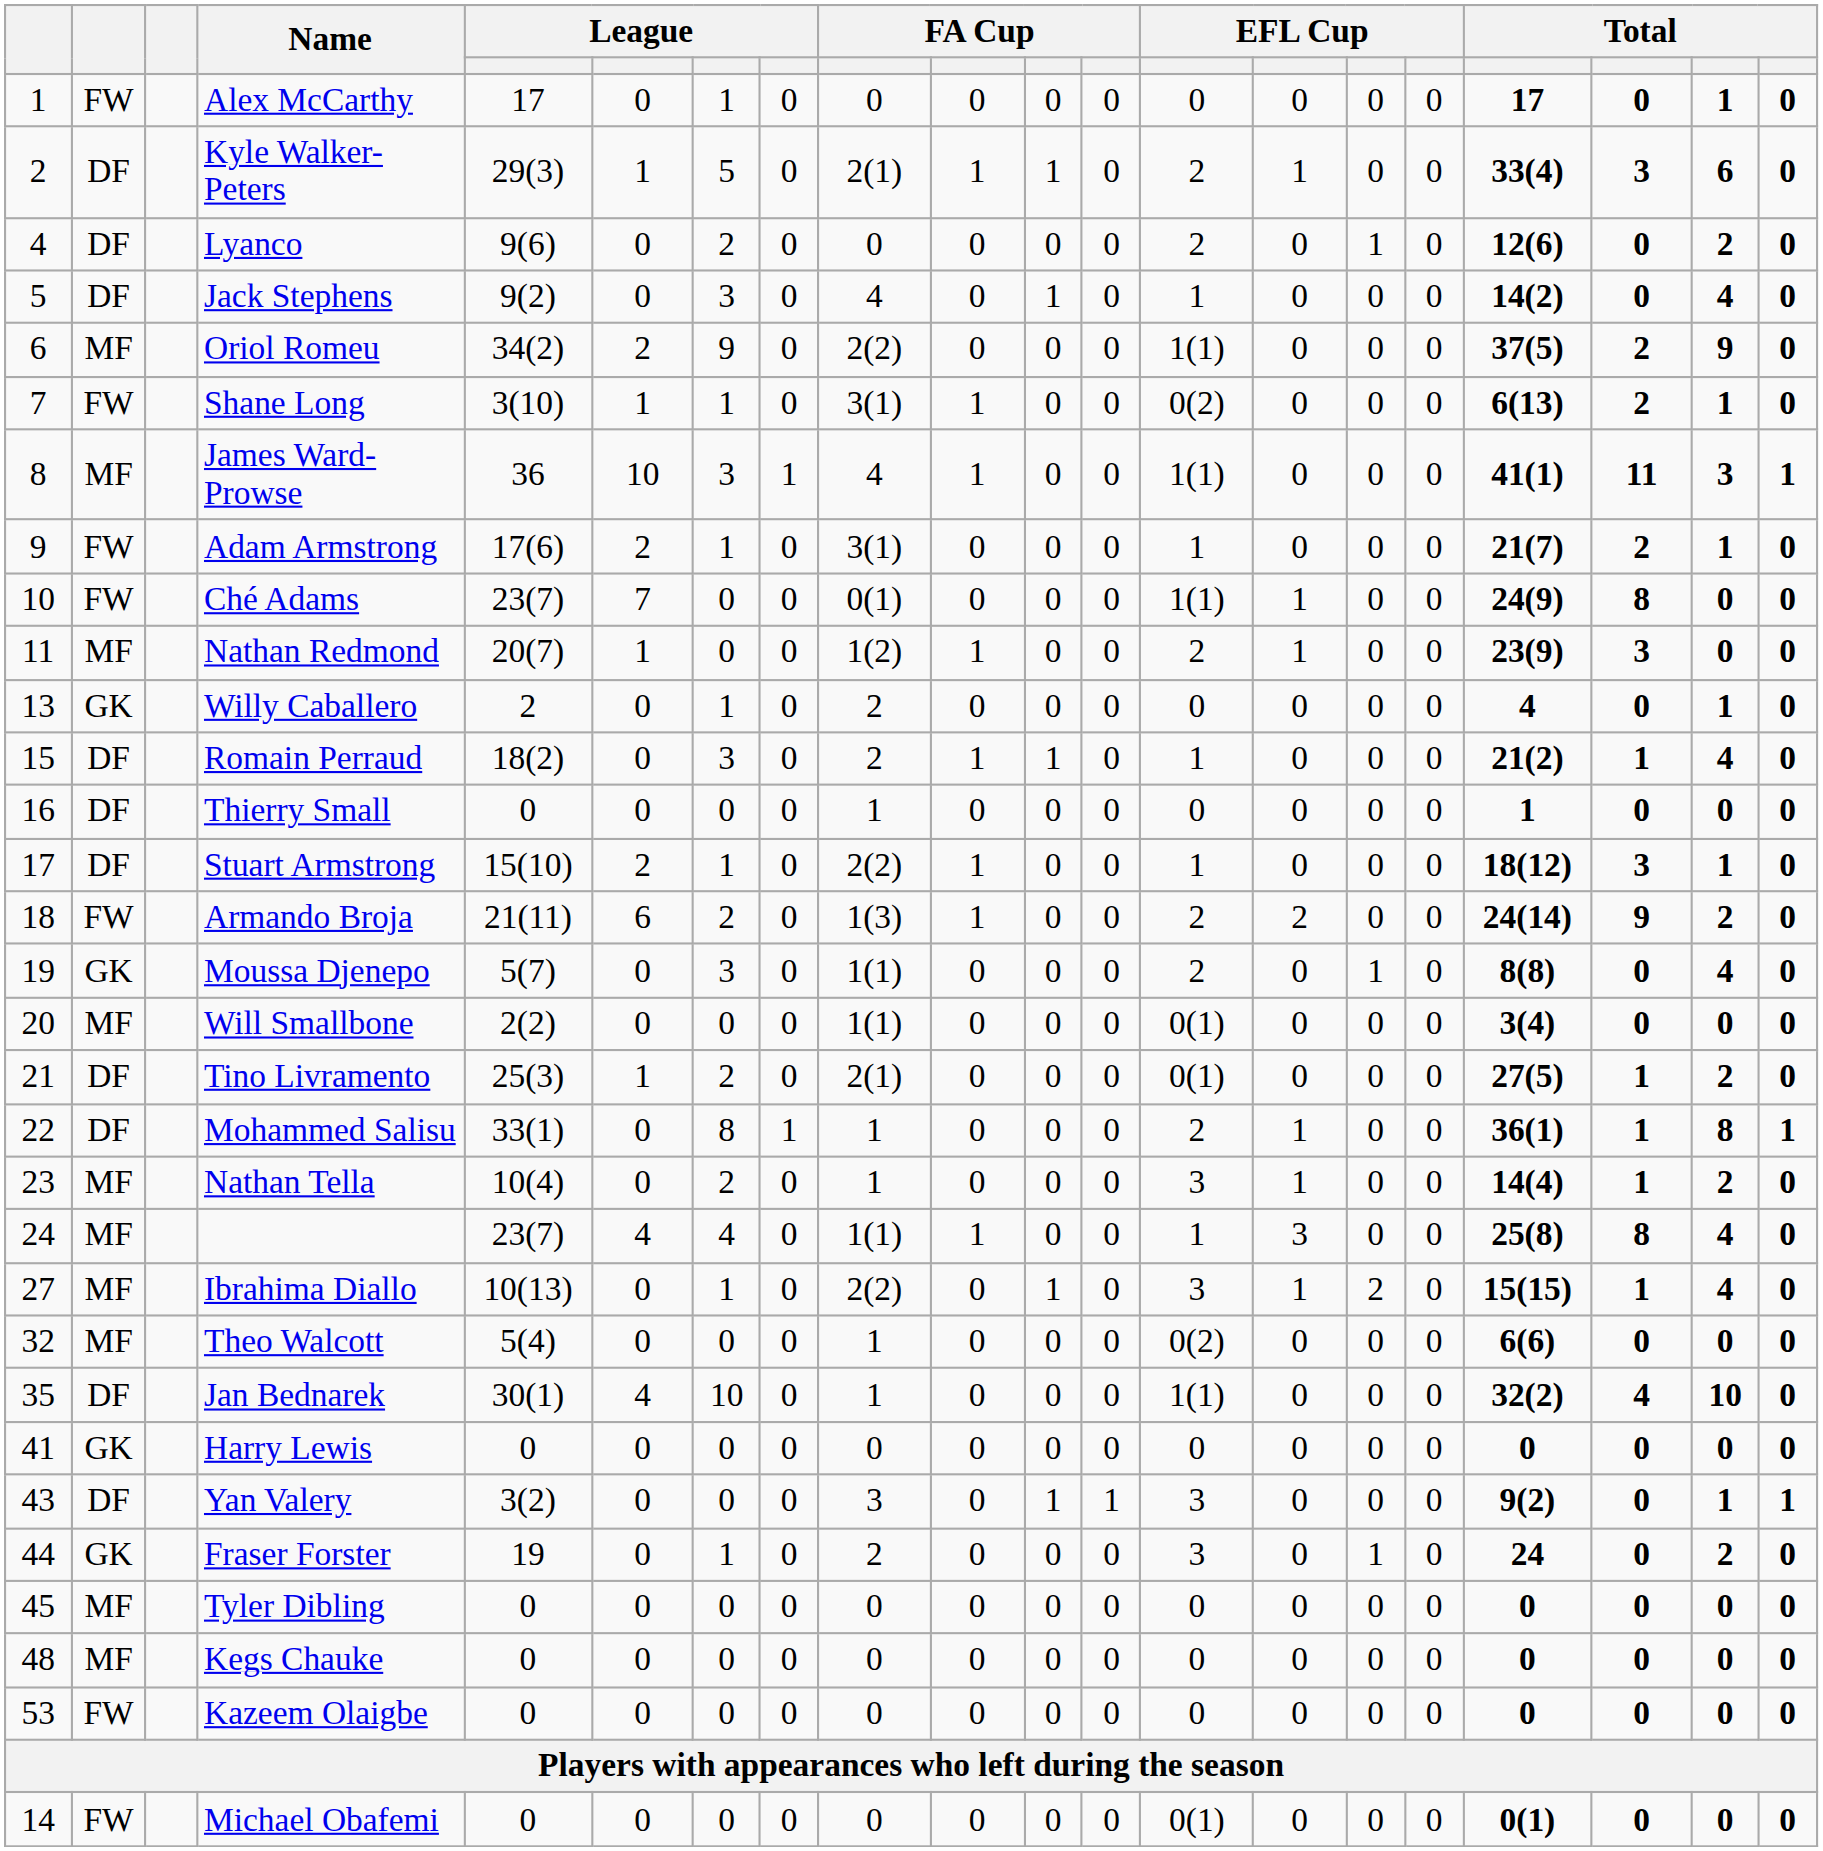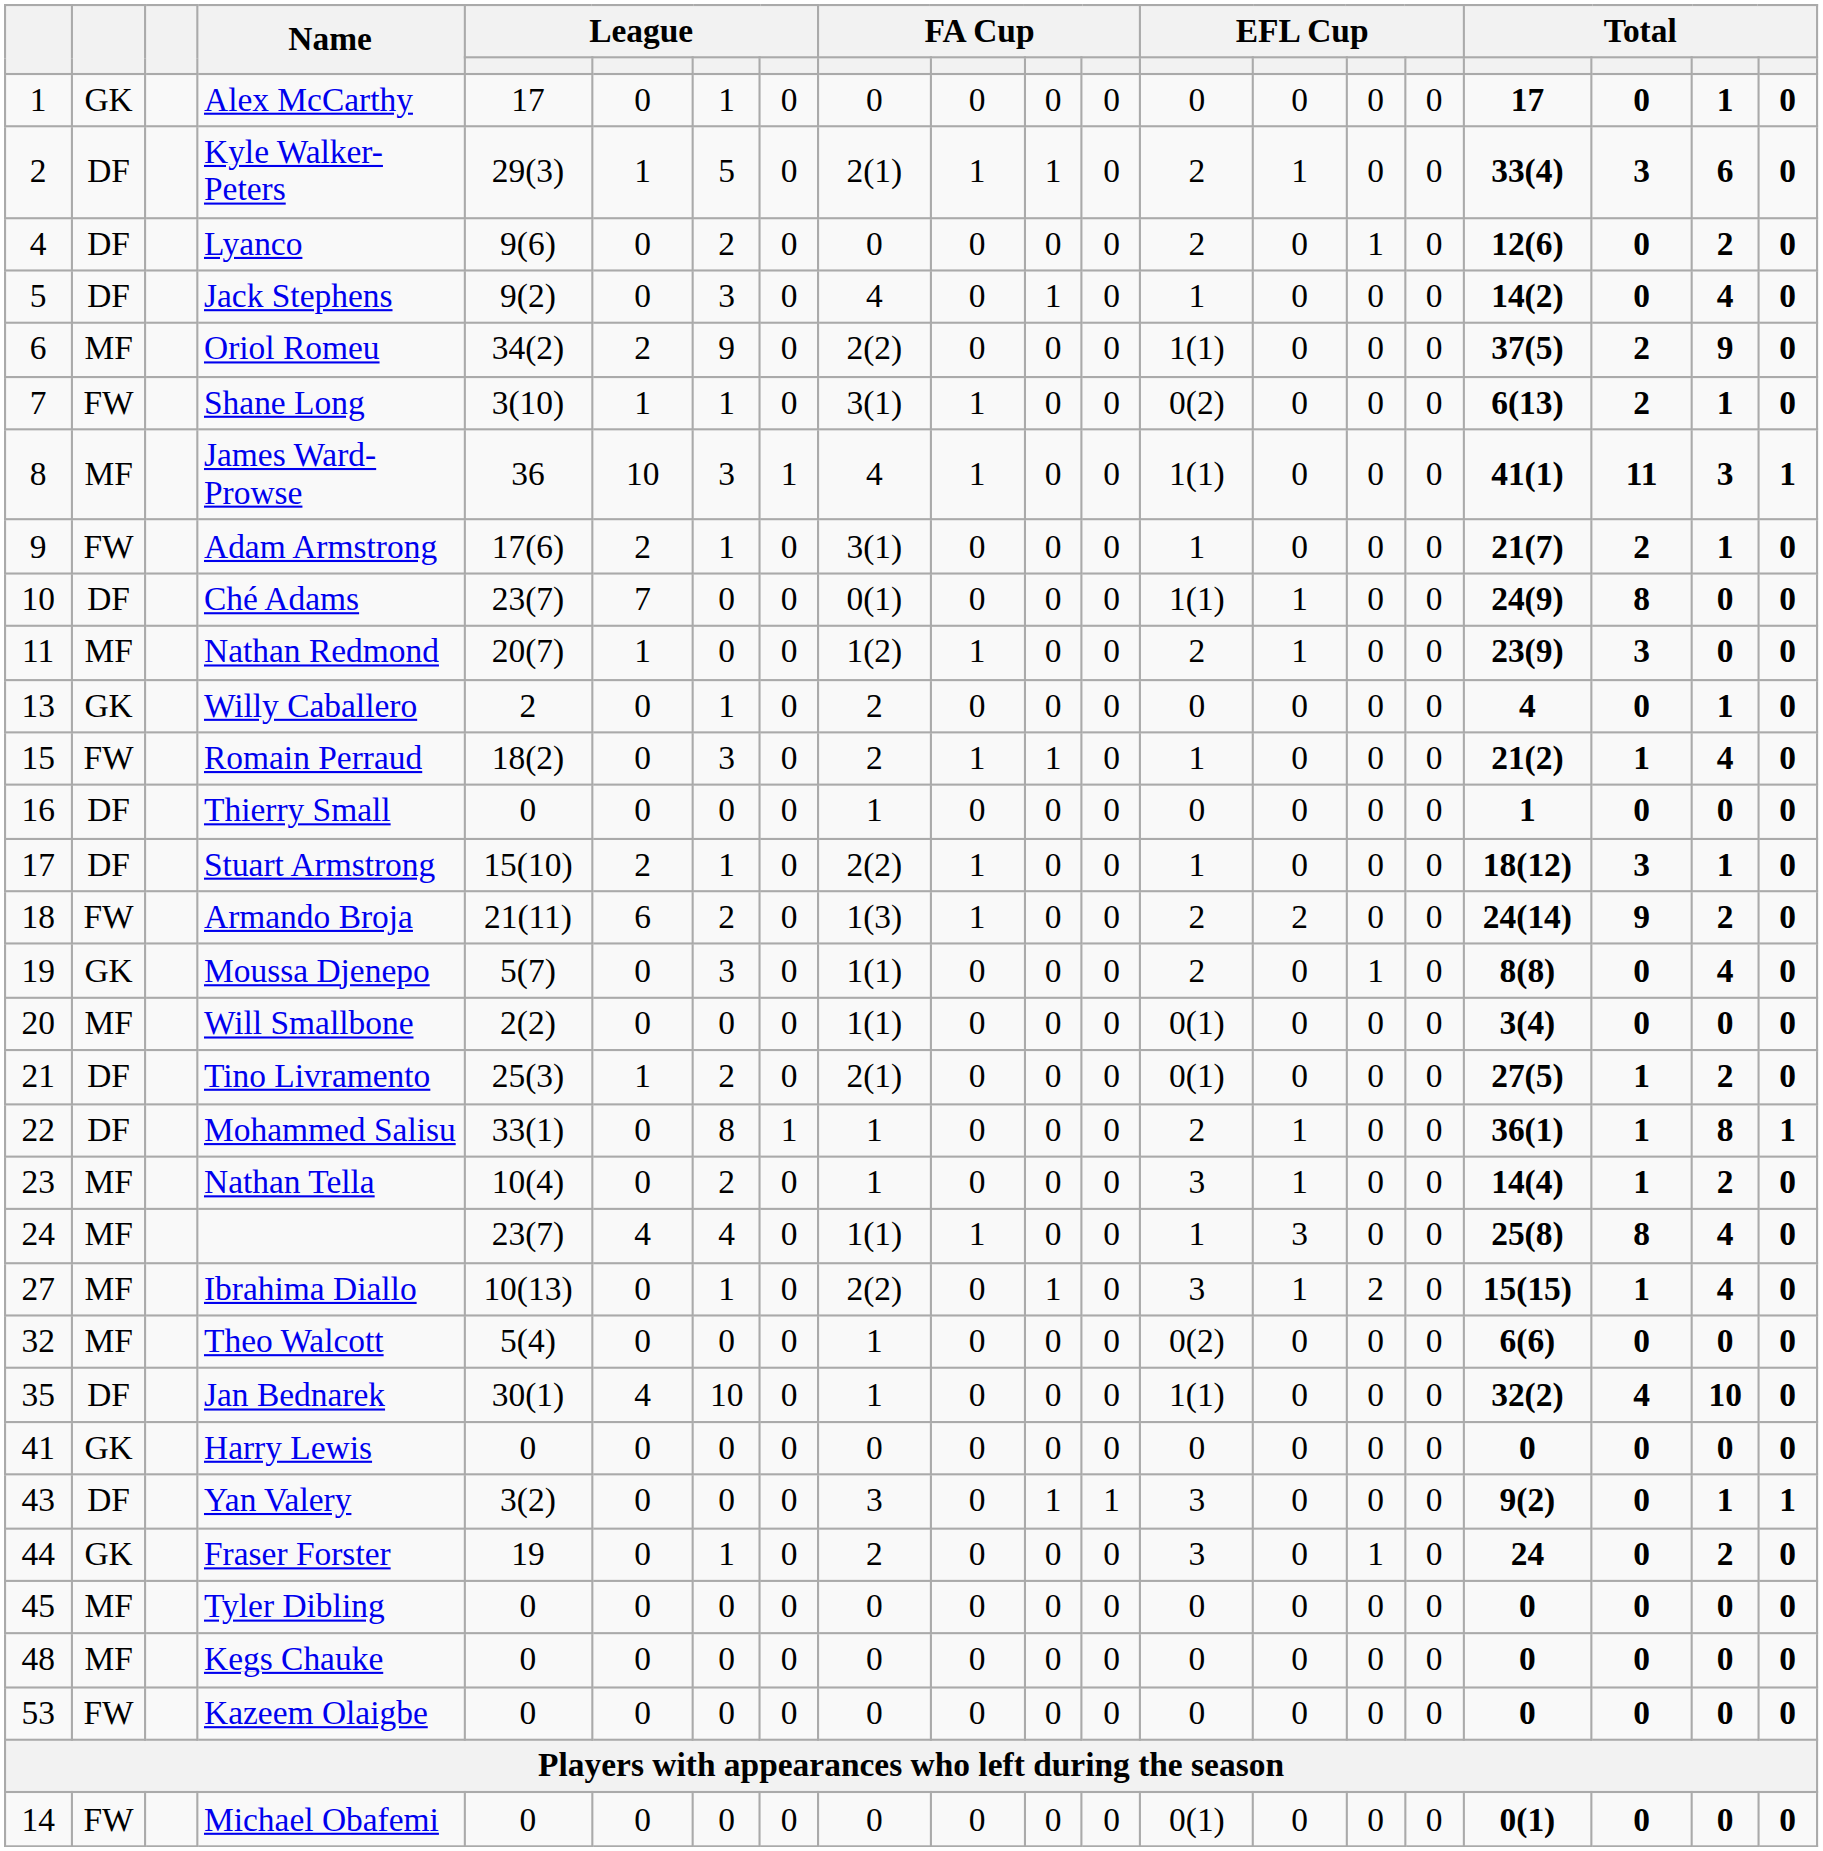(109, 99) FW -> (109, 99) GK
(109, 598) FW -> (109, 598) DF
(109, 758) DF -> (109, 758) FW
